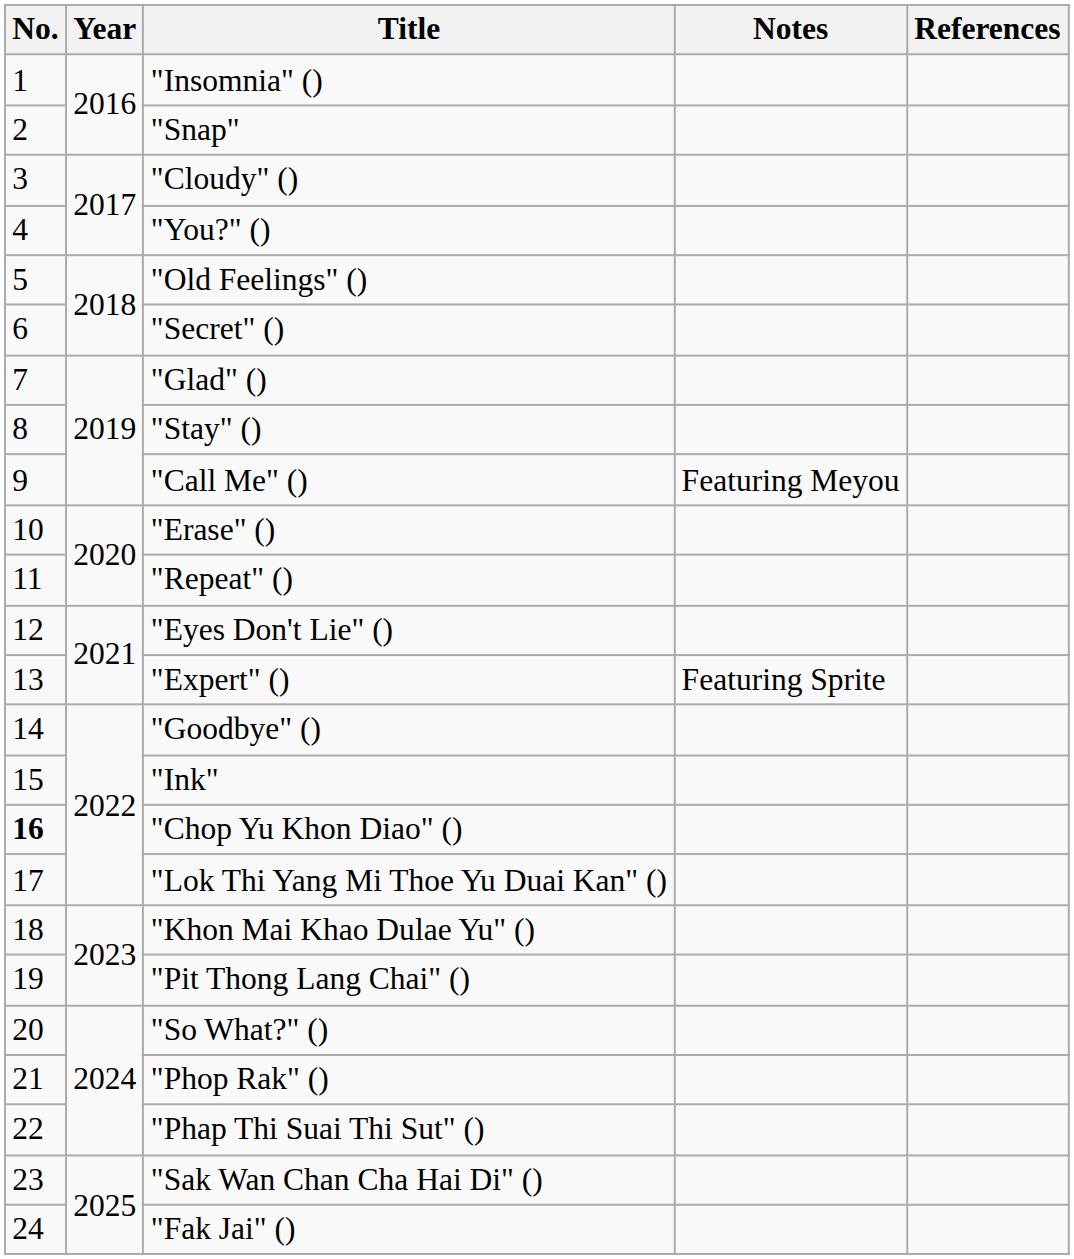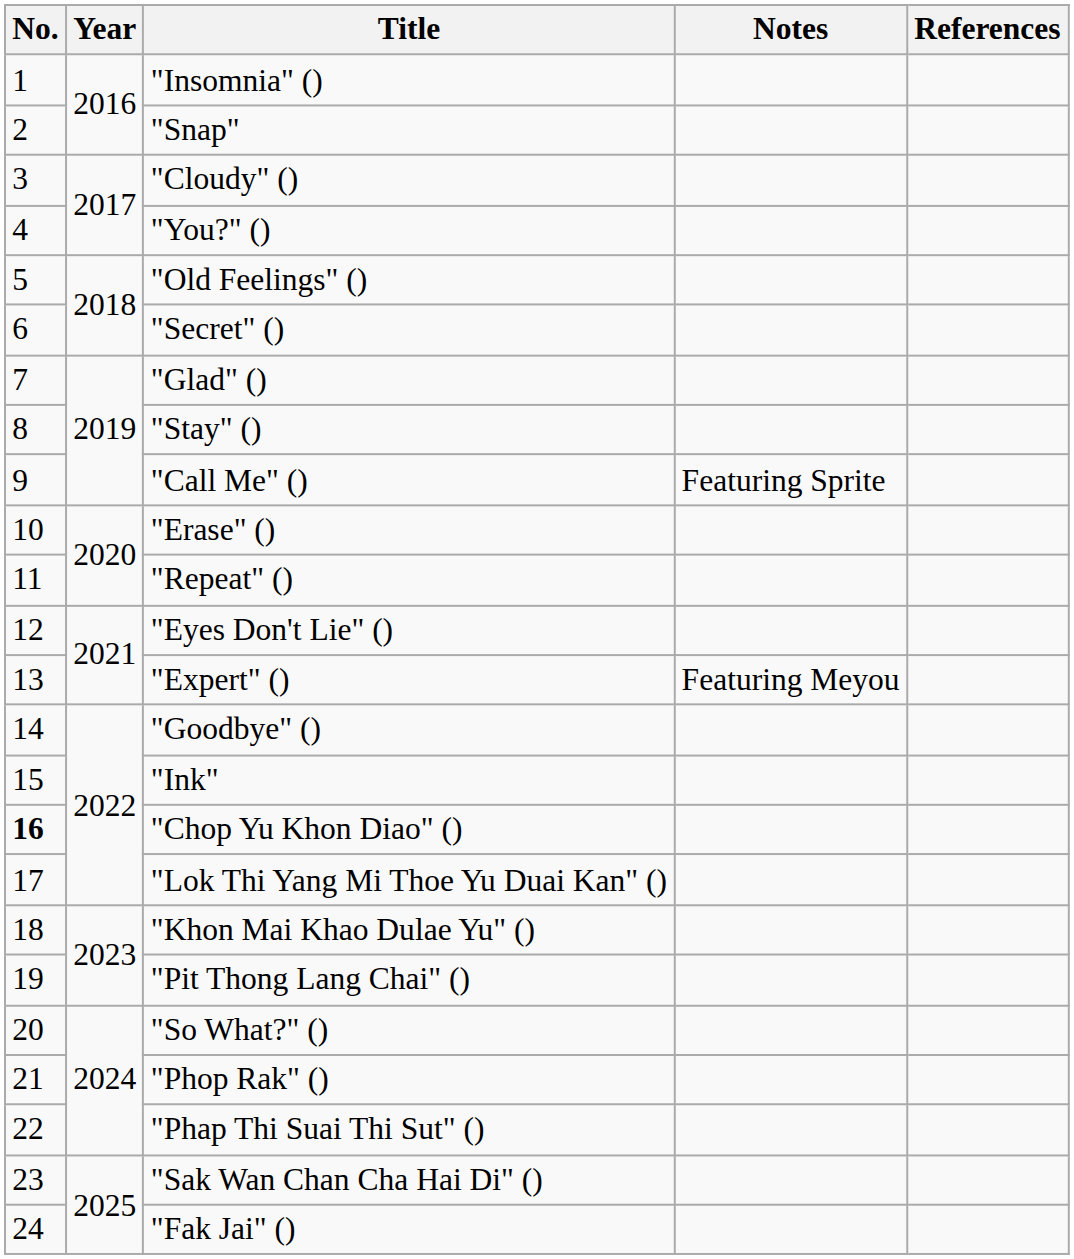(791, 479) Featuring Meyou -> (784, 479) Featuring Sprite
(784, 679) Featuring Sprite -> (791, 679) Featuring Meyou
